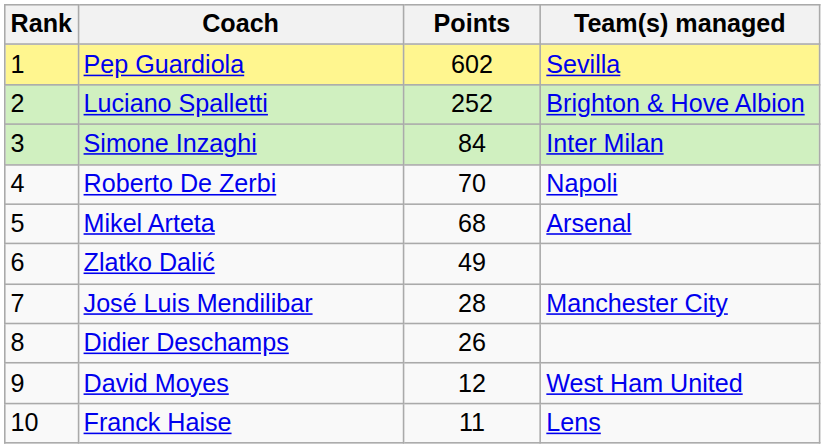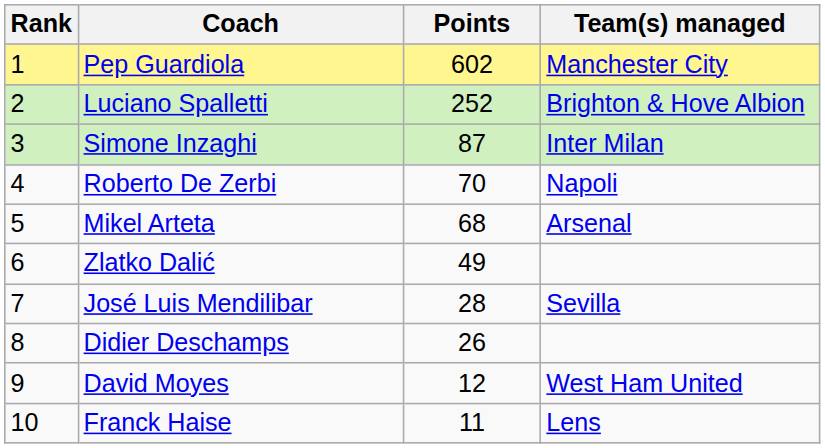(583, 64) Sevilla -> (637, 64) Manchester City
(472, 143) 84 -> (472, 143) 87
(637, 303) Manchester City -> (583, 303) Sevilla
